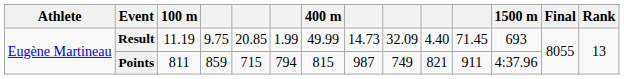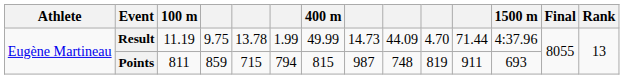(251, 39) 20.85 -> (251, 39) 13.78
(402, 39) 32.09 -> (402, 39) 44.09
(437, 39) 4.40 -> (437, 39) 4.70
(472, 39) 71.45 -> (472, 39) 71.44
(516, 39) 693 -> (516, 39) 4:37.96
(402, 63) 749 -> (402, 63) 748
(437, 63) 821 -> (437, 63) 819
(516, 63) 4:37.96 -> (516, 63) 693
